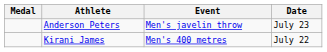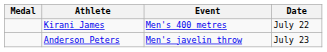rows swapped: (82, 25) <-> (74, 39)
